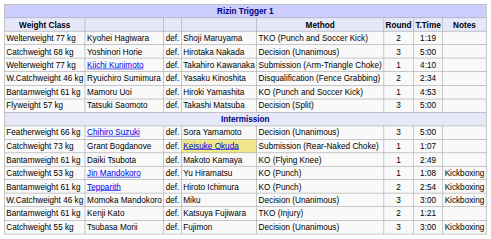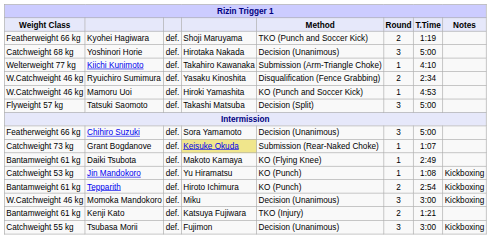(41, 38) Welterweight 77 kg -> (43, 38) Featherweight 66 kg
(43, 92) Bantamweight 61 kg -> (45, 92) W.Catchweight 46 kg
